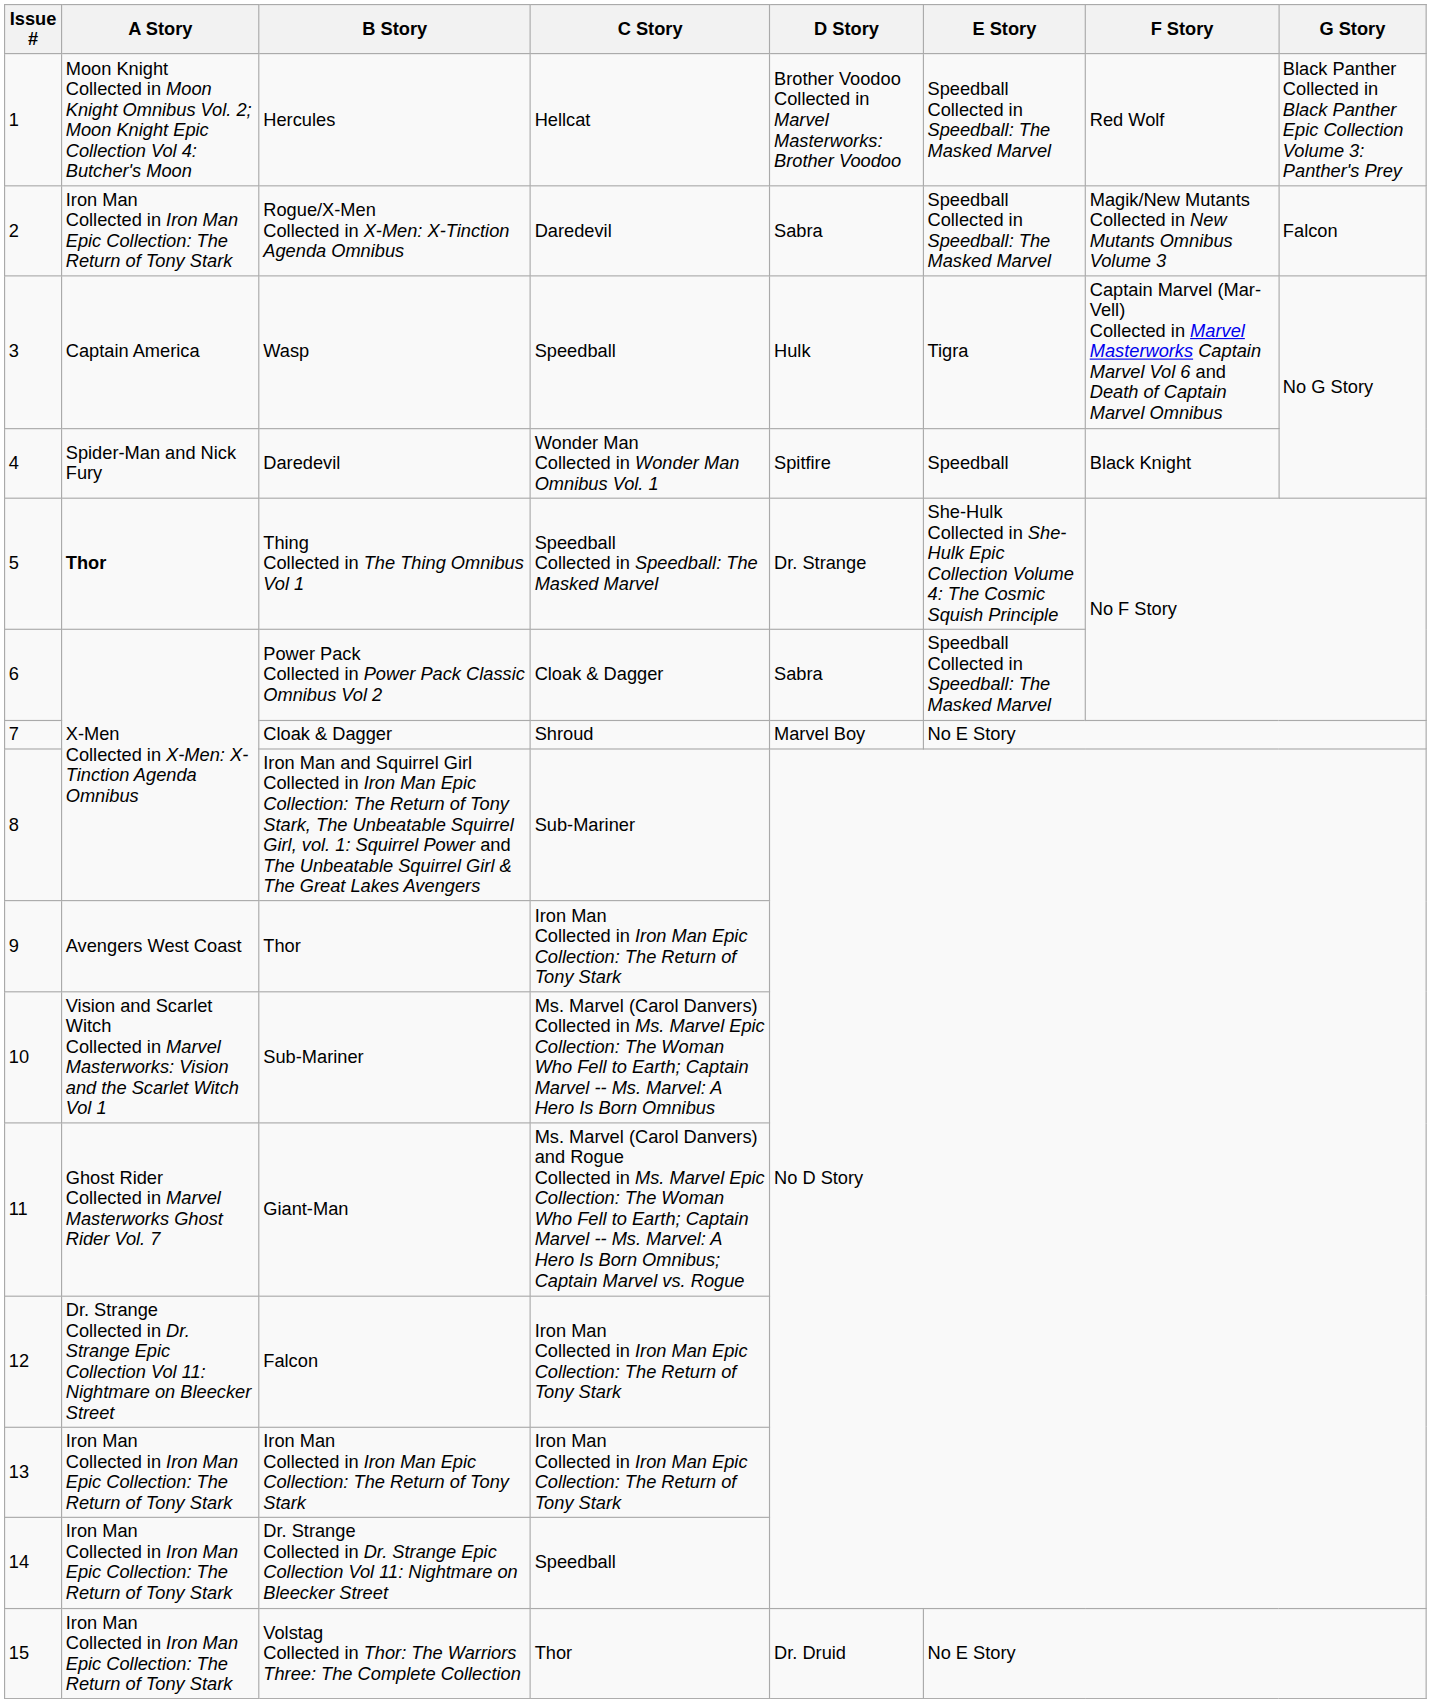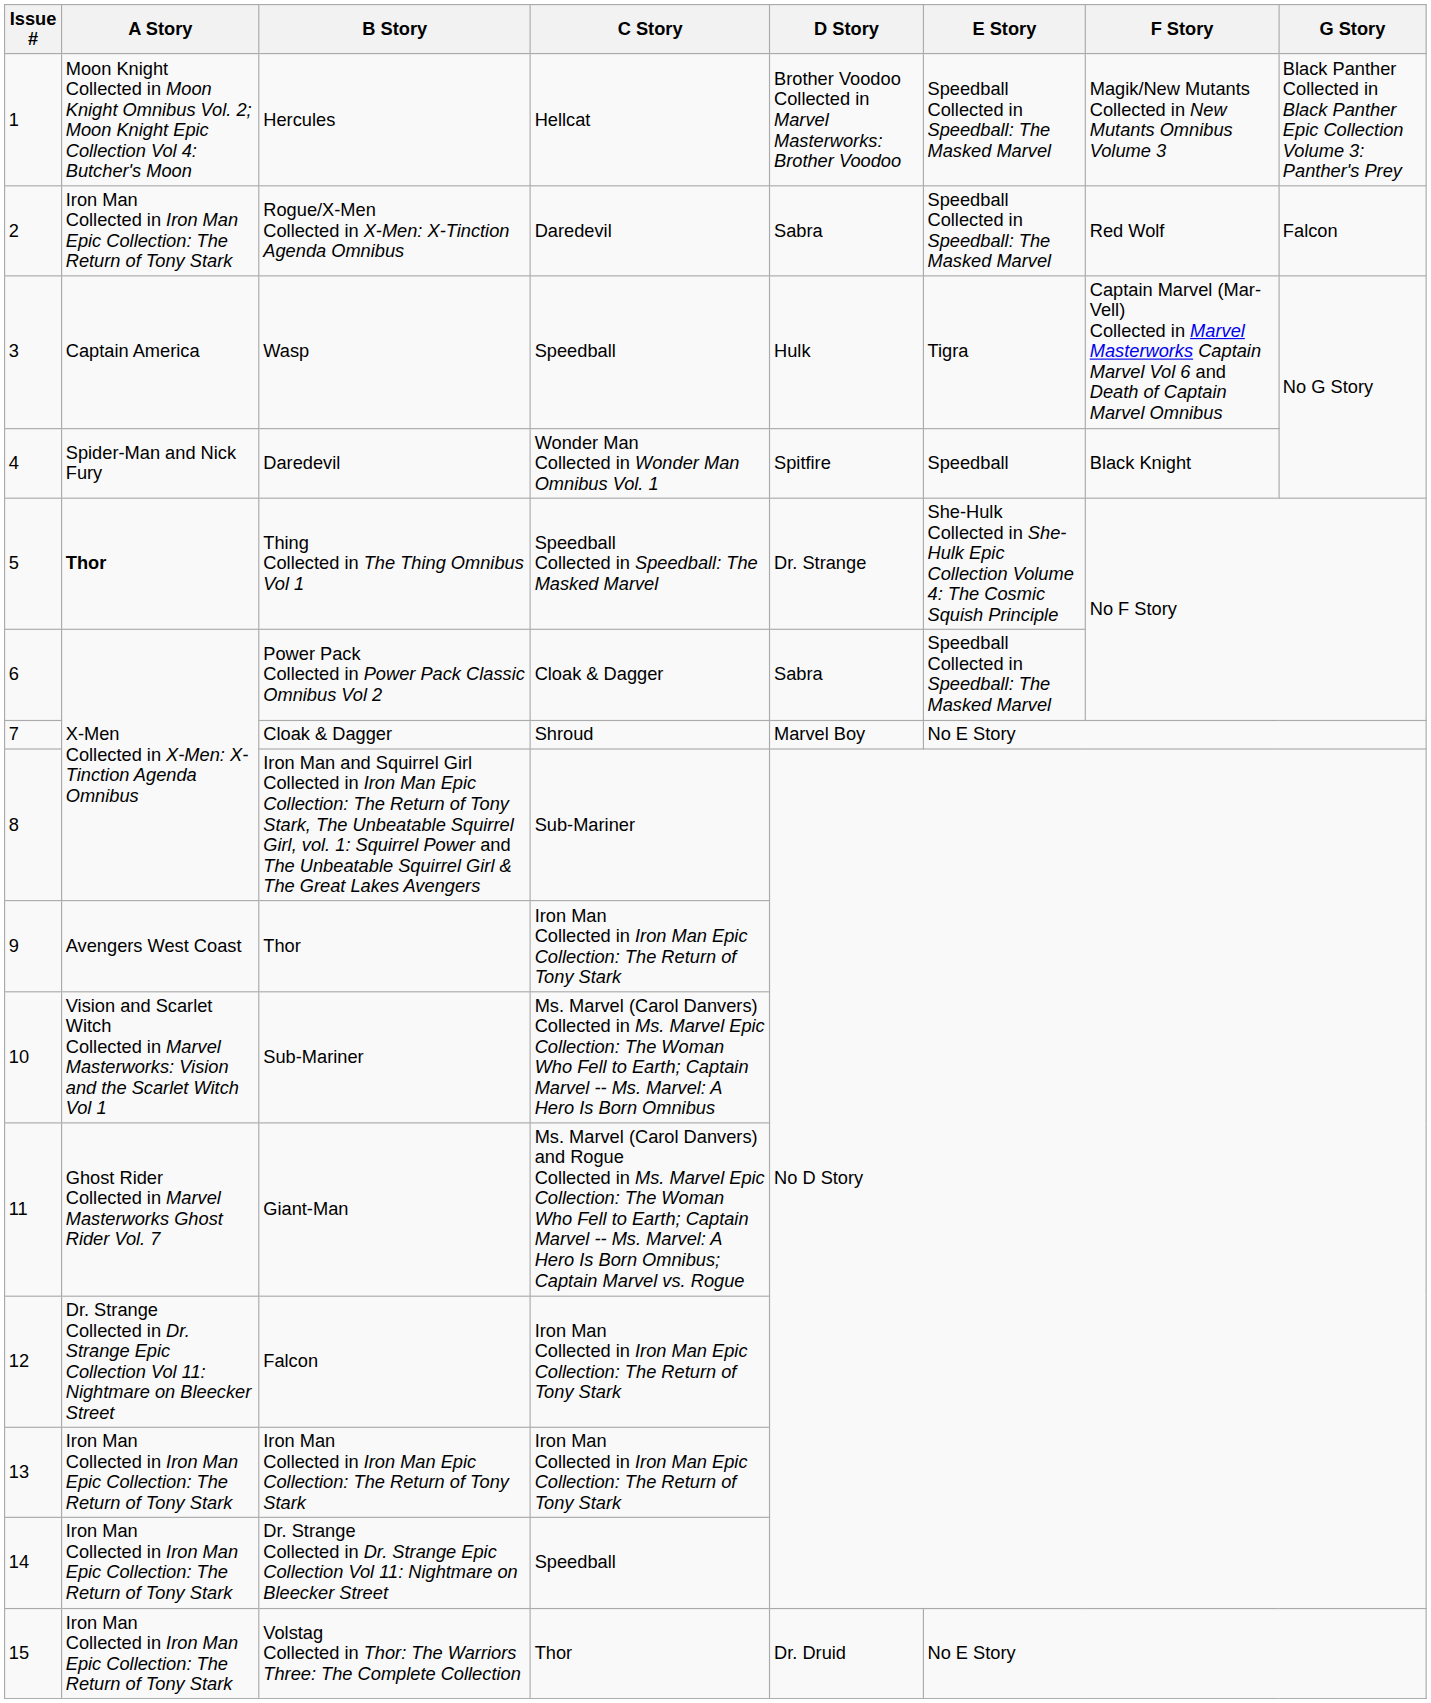(1127, 119) Red Wolf -> (1170, 119) Magik/New Mutants Collected in New Mutants Omnibus Volume 3
(1170, 230) Magik/New Mutants Collected in New Mutants Omnibus Volume 3 -> (1127, 230) Red Wolf
